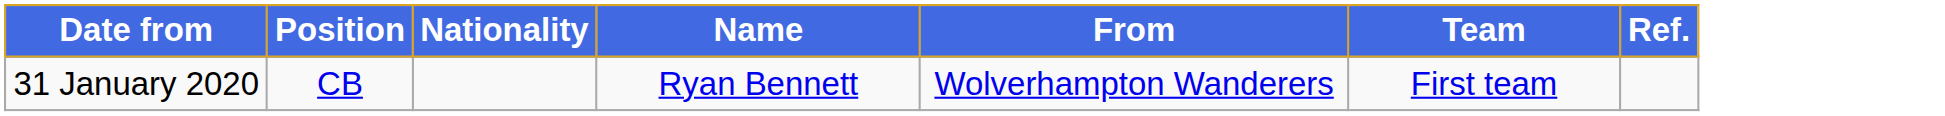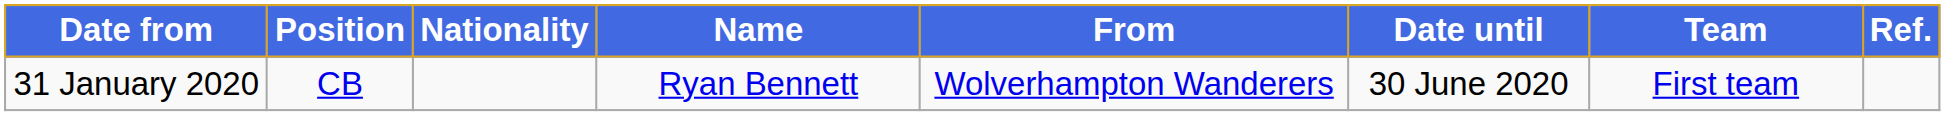+ column: (1469, 30)
